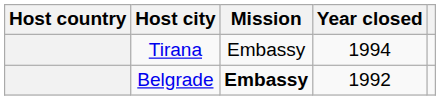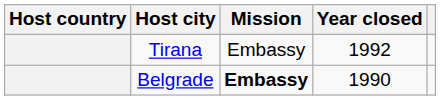(370, 49) 1994 -> (370, 49) 1992
(370, 79) 1992 -> (370, 79) 1990
